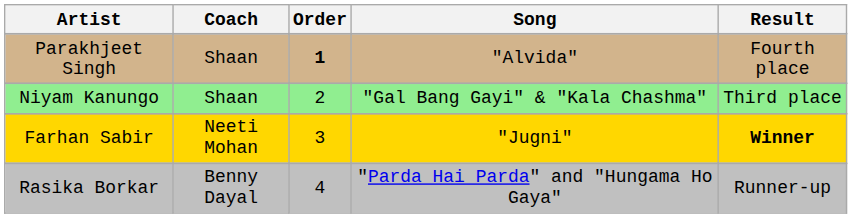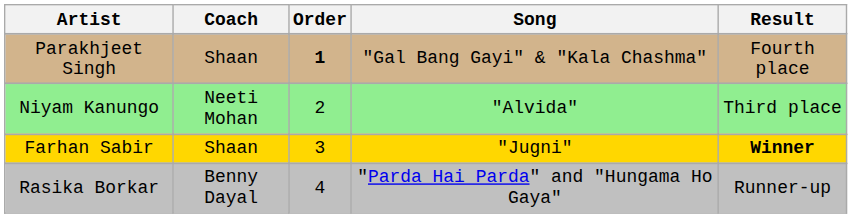(535, 59) "Alvida" -> (535, 59) "Gal Bang Gayi" & "Kala Chashma"
(231, 98) Shaan -> (231, 109) Neeti Mohan
(535, 98) "Gal Bang Gayi" & "Kala Chashma" -> (535, 109) "Alvida"
(231, 138) Neeti Mohan -> (231, 148) Shaan
